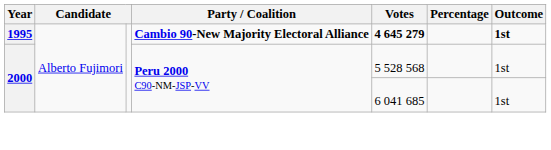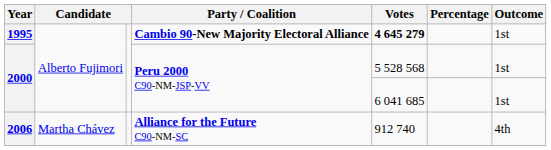(502, 34) bold -> (502, 34) normal
+ row: (20, 128)
